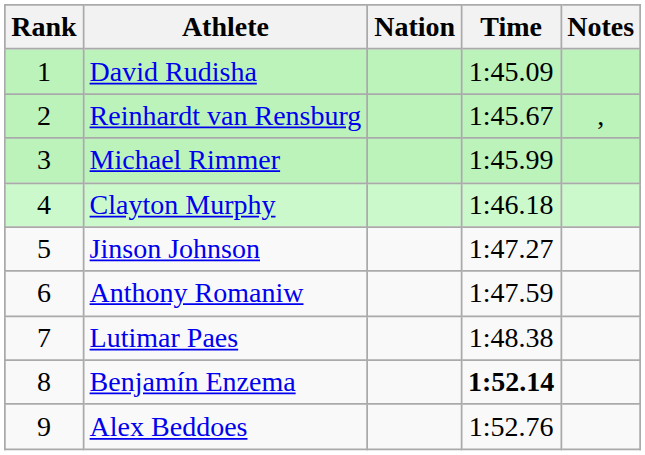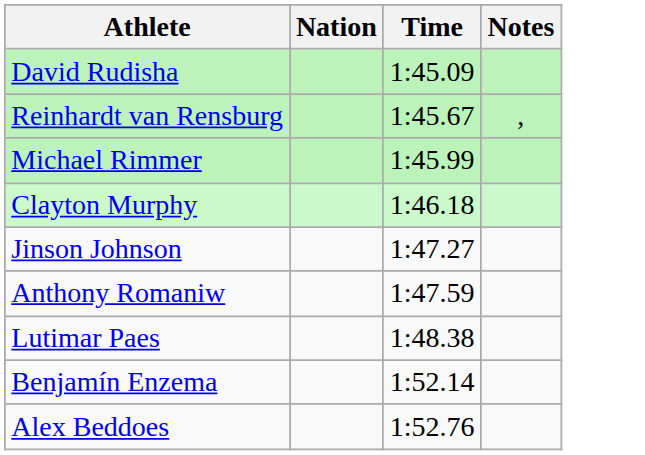- column: (44, 26)
(511, 381) bold -> (432, 381) normal
